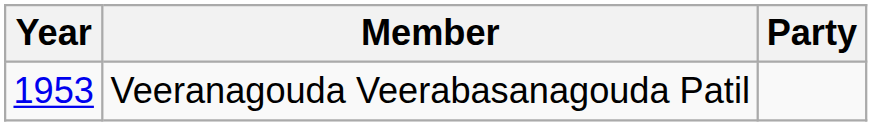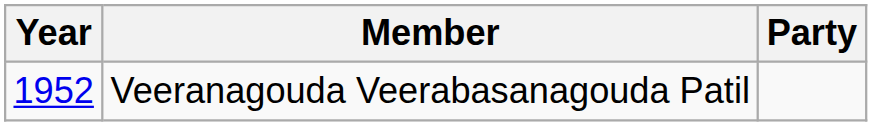(54, 90) 1953 -> (54, 90) 1952
